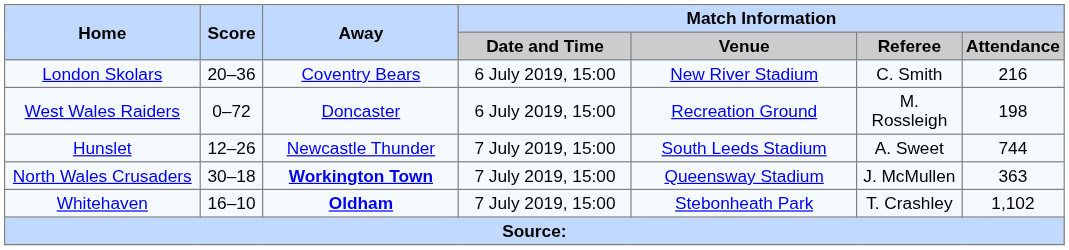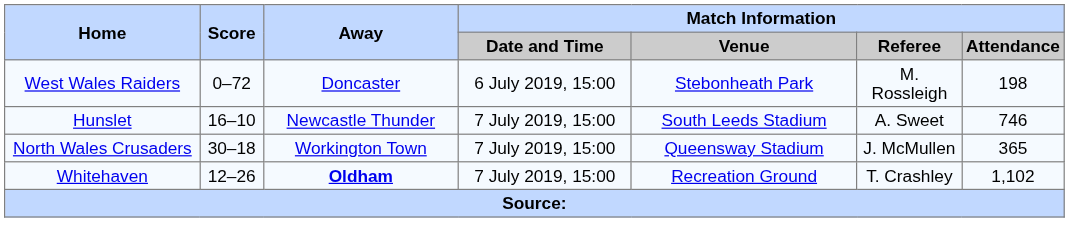- row: (102, 74)
(744, 111) Recreation Ground -> (744, 83) Stebonheath Park
(232, 148) 12–26 -> (232, 120) 16–10
(1013, 148) 744 -> (1013, 120) 746
(361, 176) bold -> (361, 148) normal
(1013, 176) 363 -> (1013, 148) 365
(232, 203) 16–10 -> (232, 176) 12–26
(744, 203) Stebonheath Park -> (744, 176) Recreation Ground
